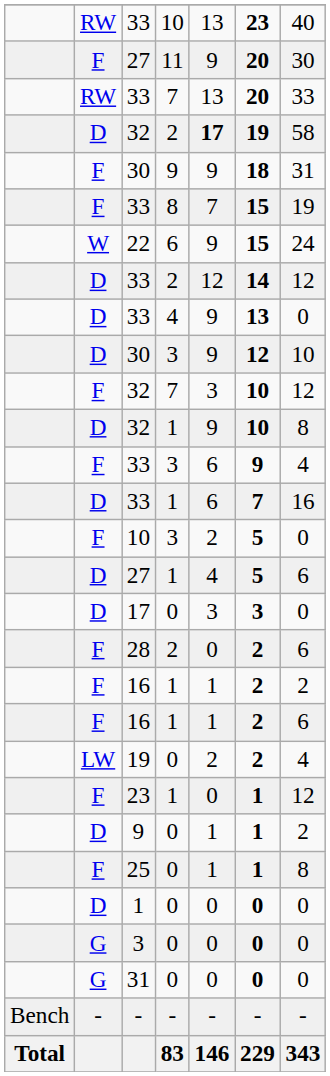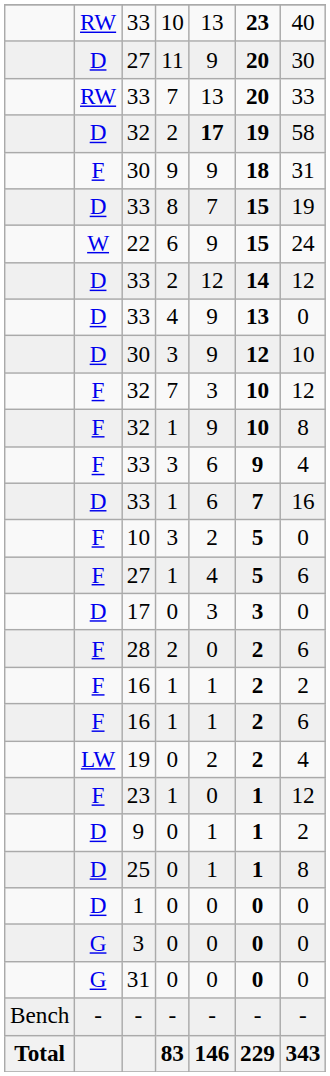(98, 59) F -> (98, 59) D
(98, 206) F -> (98, 206) D
(98, 427) D -> (98, 427) F
(98, 574) D -> (98, 574) F
(98, 869) F -> (98, 869) D
